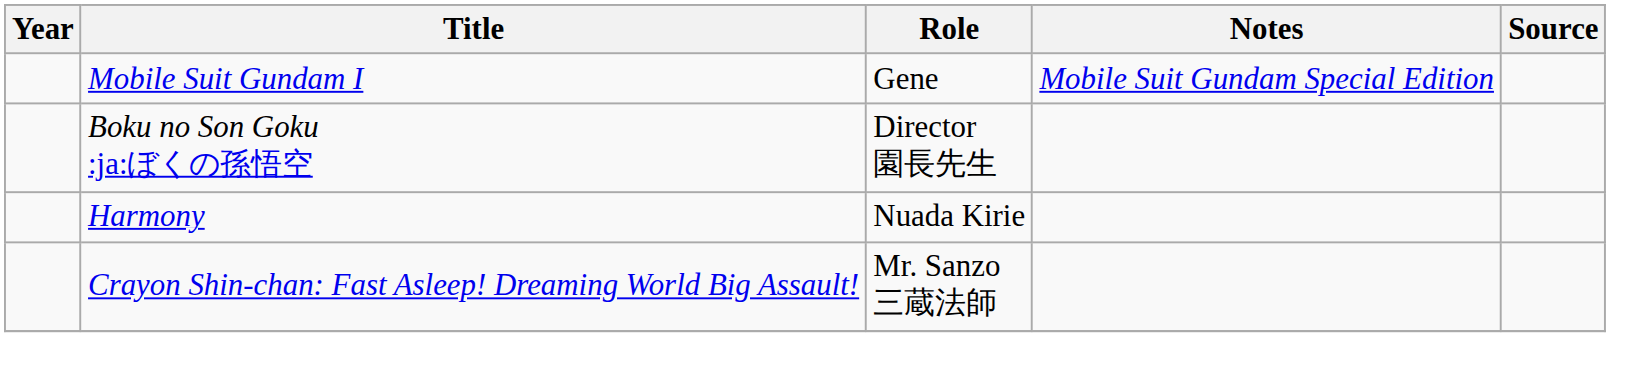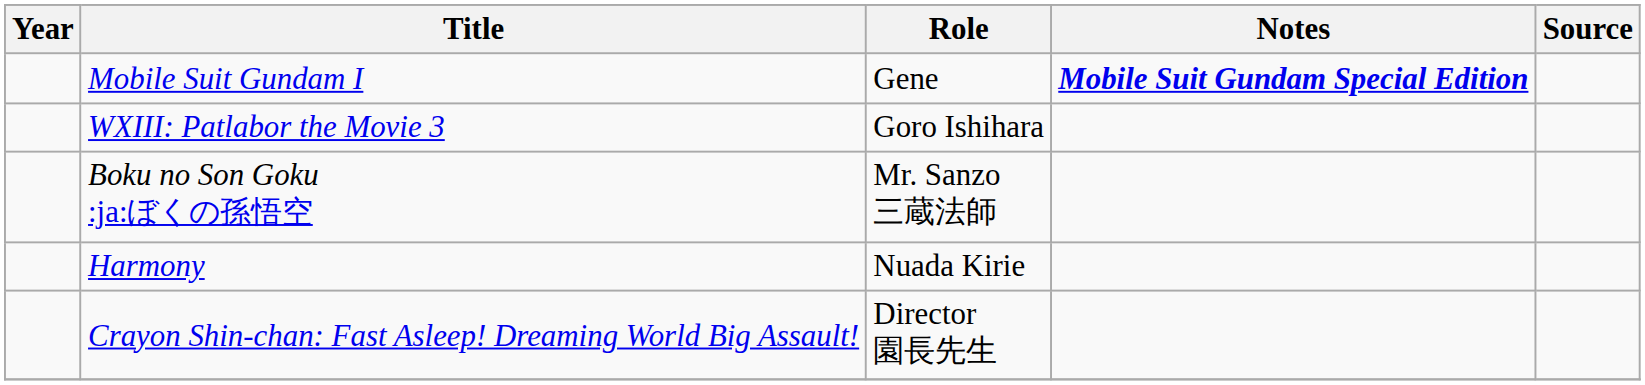(1267, 77) normal -> (1293, 77) bold
+ row: (266, 126)
(935, 145) Director 園長先生 -> (937, 194) Mr. Sanzo 三蔵法師
(937, 283) Mr. Sanzo 三蔵法師 -> (935, 332) Director 園長先生
